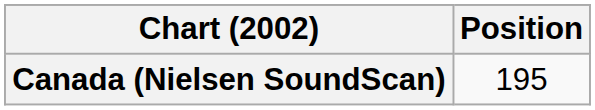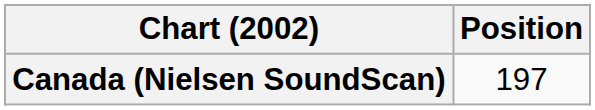(521, 78) 195 -> (521, 78) 197
